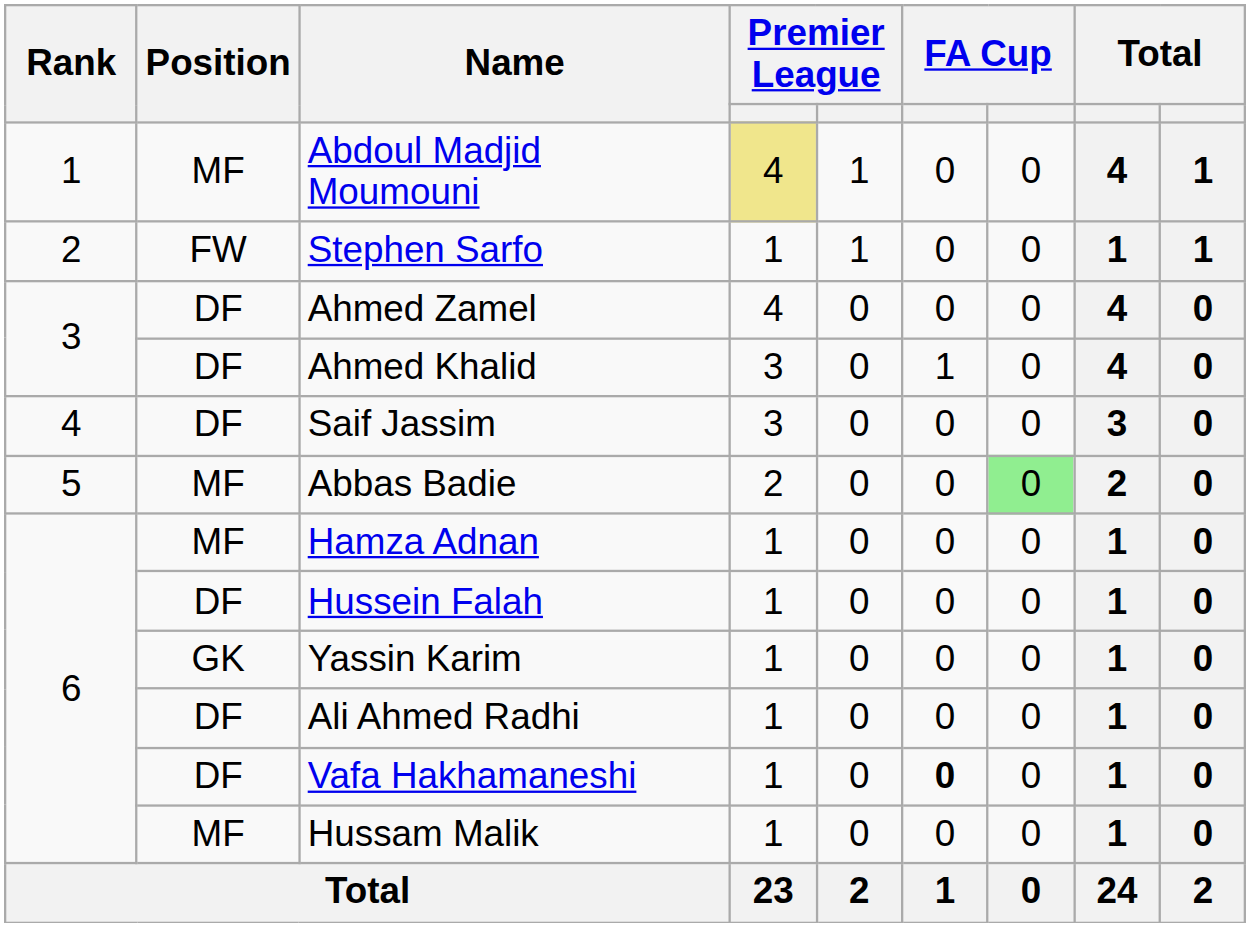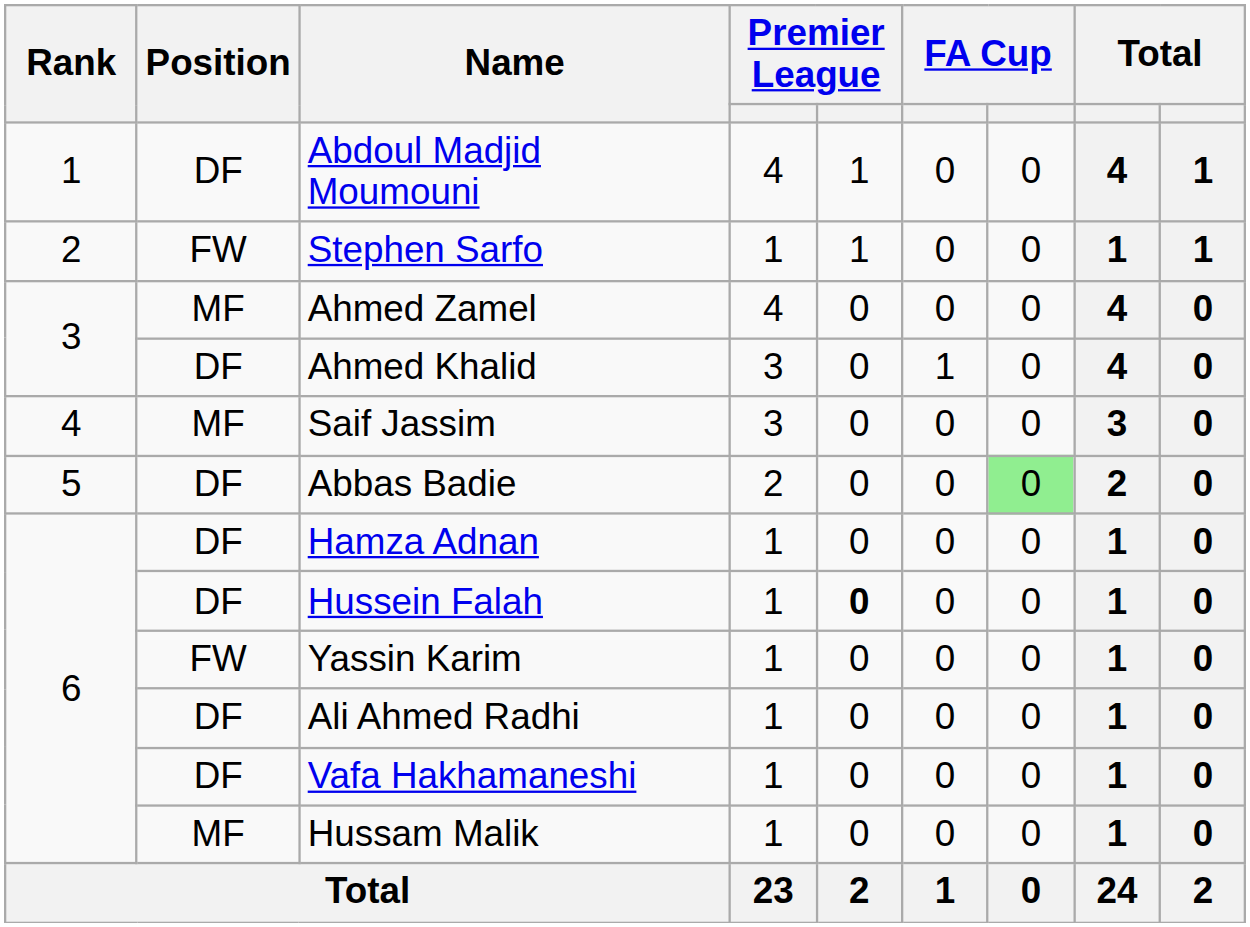(218, 171) MF -> (218, 171) DF
(773, 171) khaki background -> (773, 171) no background
(218, 308) DF -> (218, 308) MF
(218, 425) DF -> (218, 425) MF
(218, 483) MF -> (218, 483) DF
(218, 541) MF -> (218, 541) DF
(859, 600) normal -> (859, 600) bold
(218, 658) GK -> (218, 658) FW
(945, 775) bold -> (945, 775) normal
